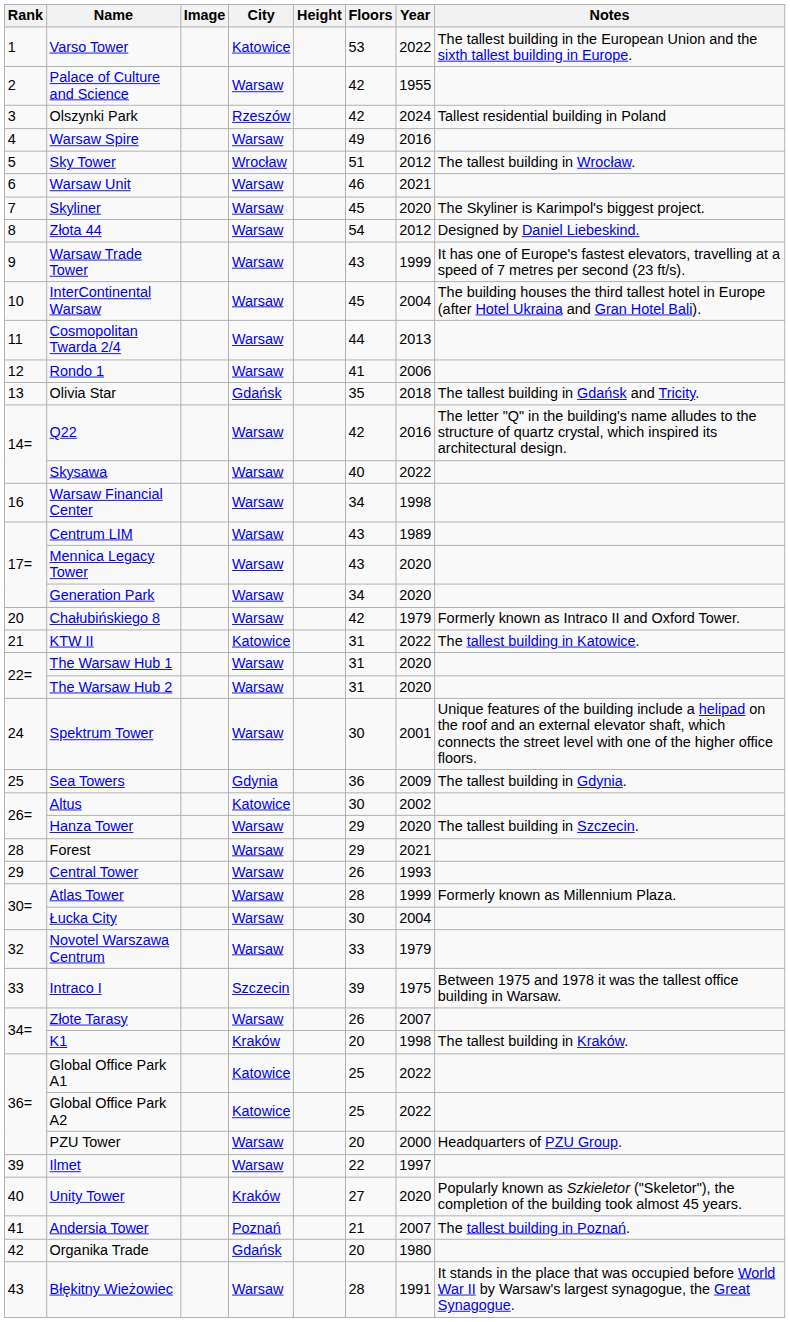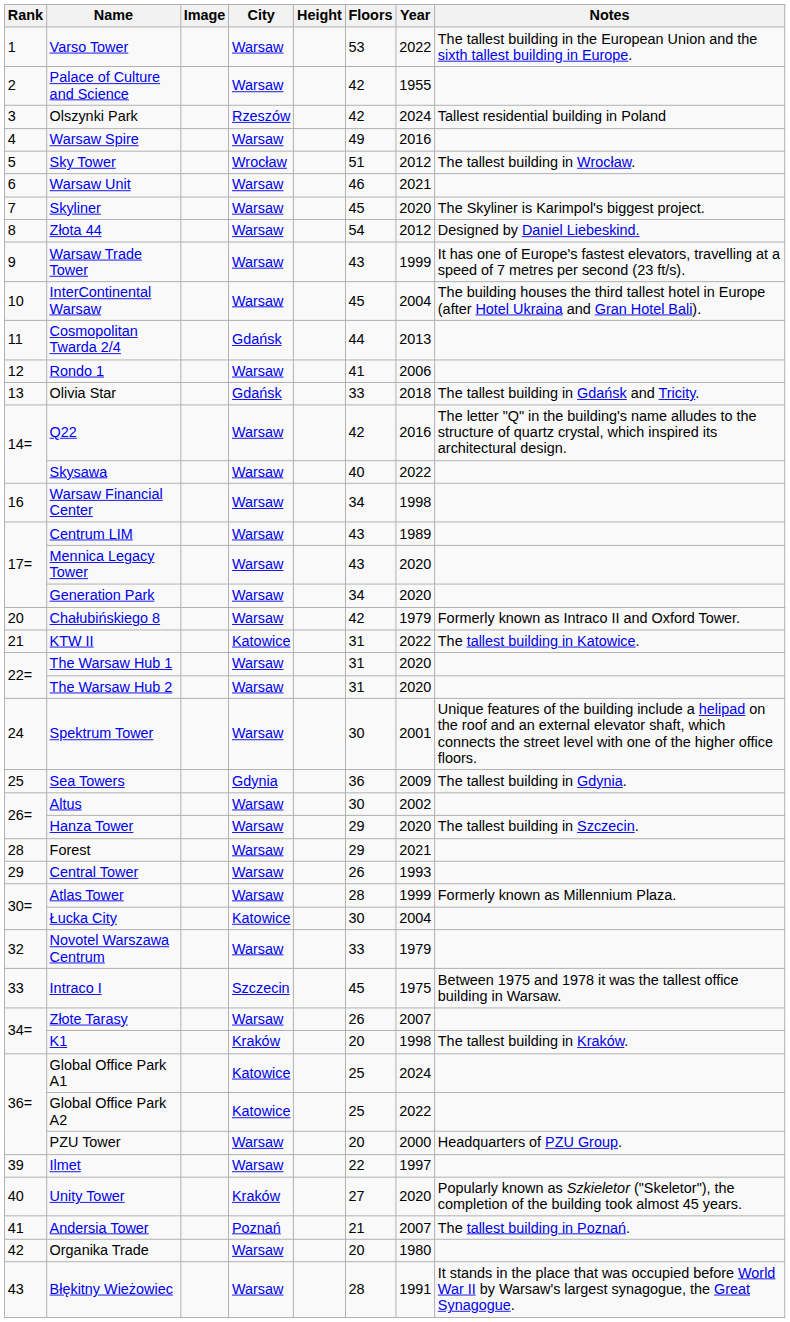(261, 46) Katowice -> (258, 46) Warsaw
(258, 340) Warsaw -> (257, 340) Gdańsk
(357, 393) 35 -> (357, 393) 33
(261, 804) Katowice -> (258, 804) Warsaw
(258, 918) Warsaw -> (261, 918) Katowice
(357, 988) 39 -> (357, 988) 45
(415, 1072) 2022 -> (415, 1072) 2024
(257, 1250) Gdańsk -> (258, 1250) Warsaw
